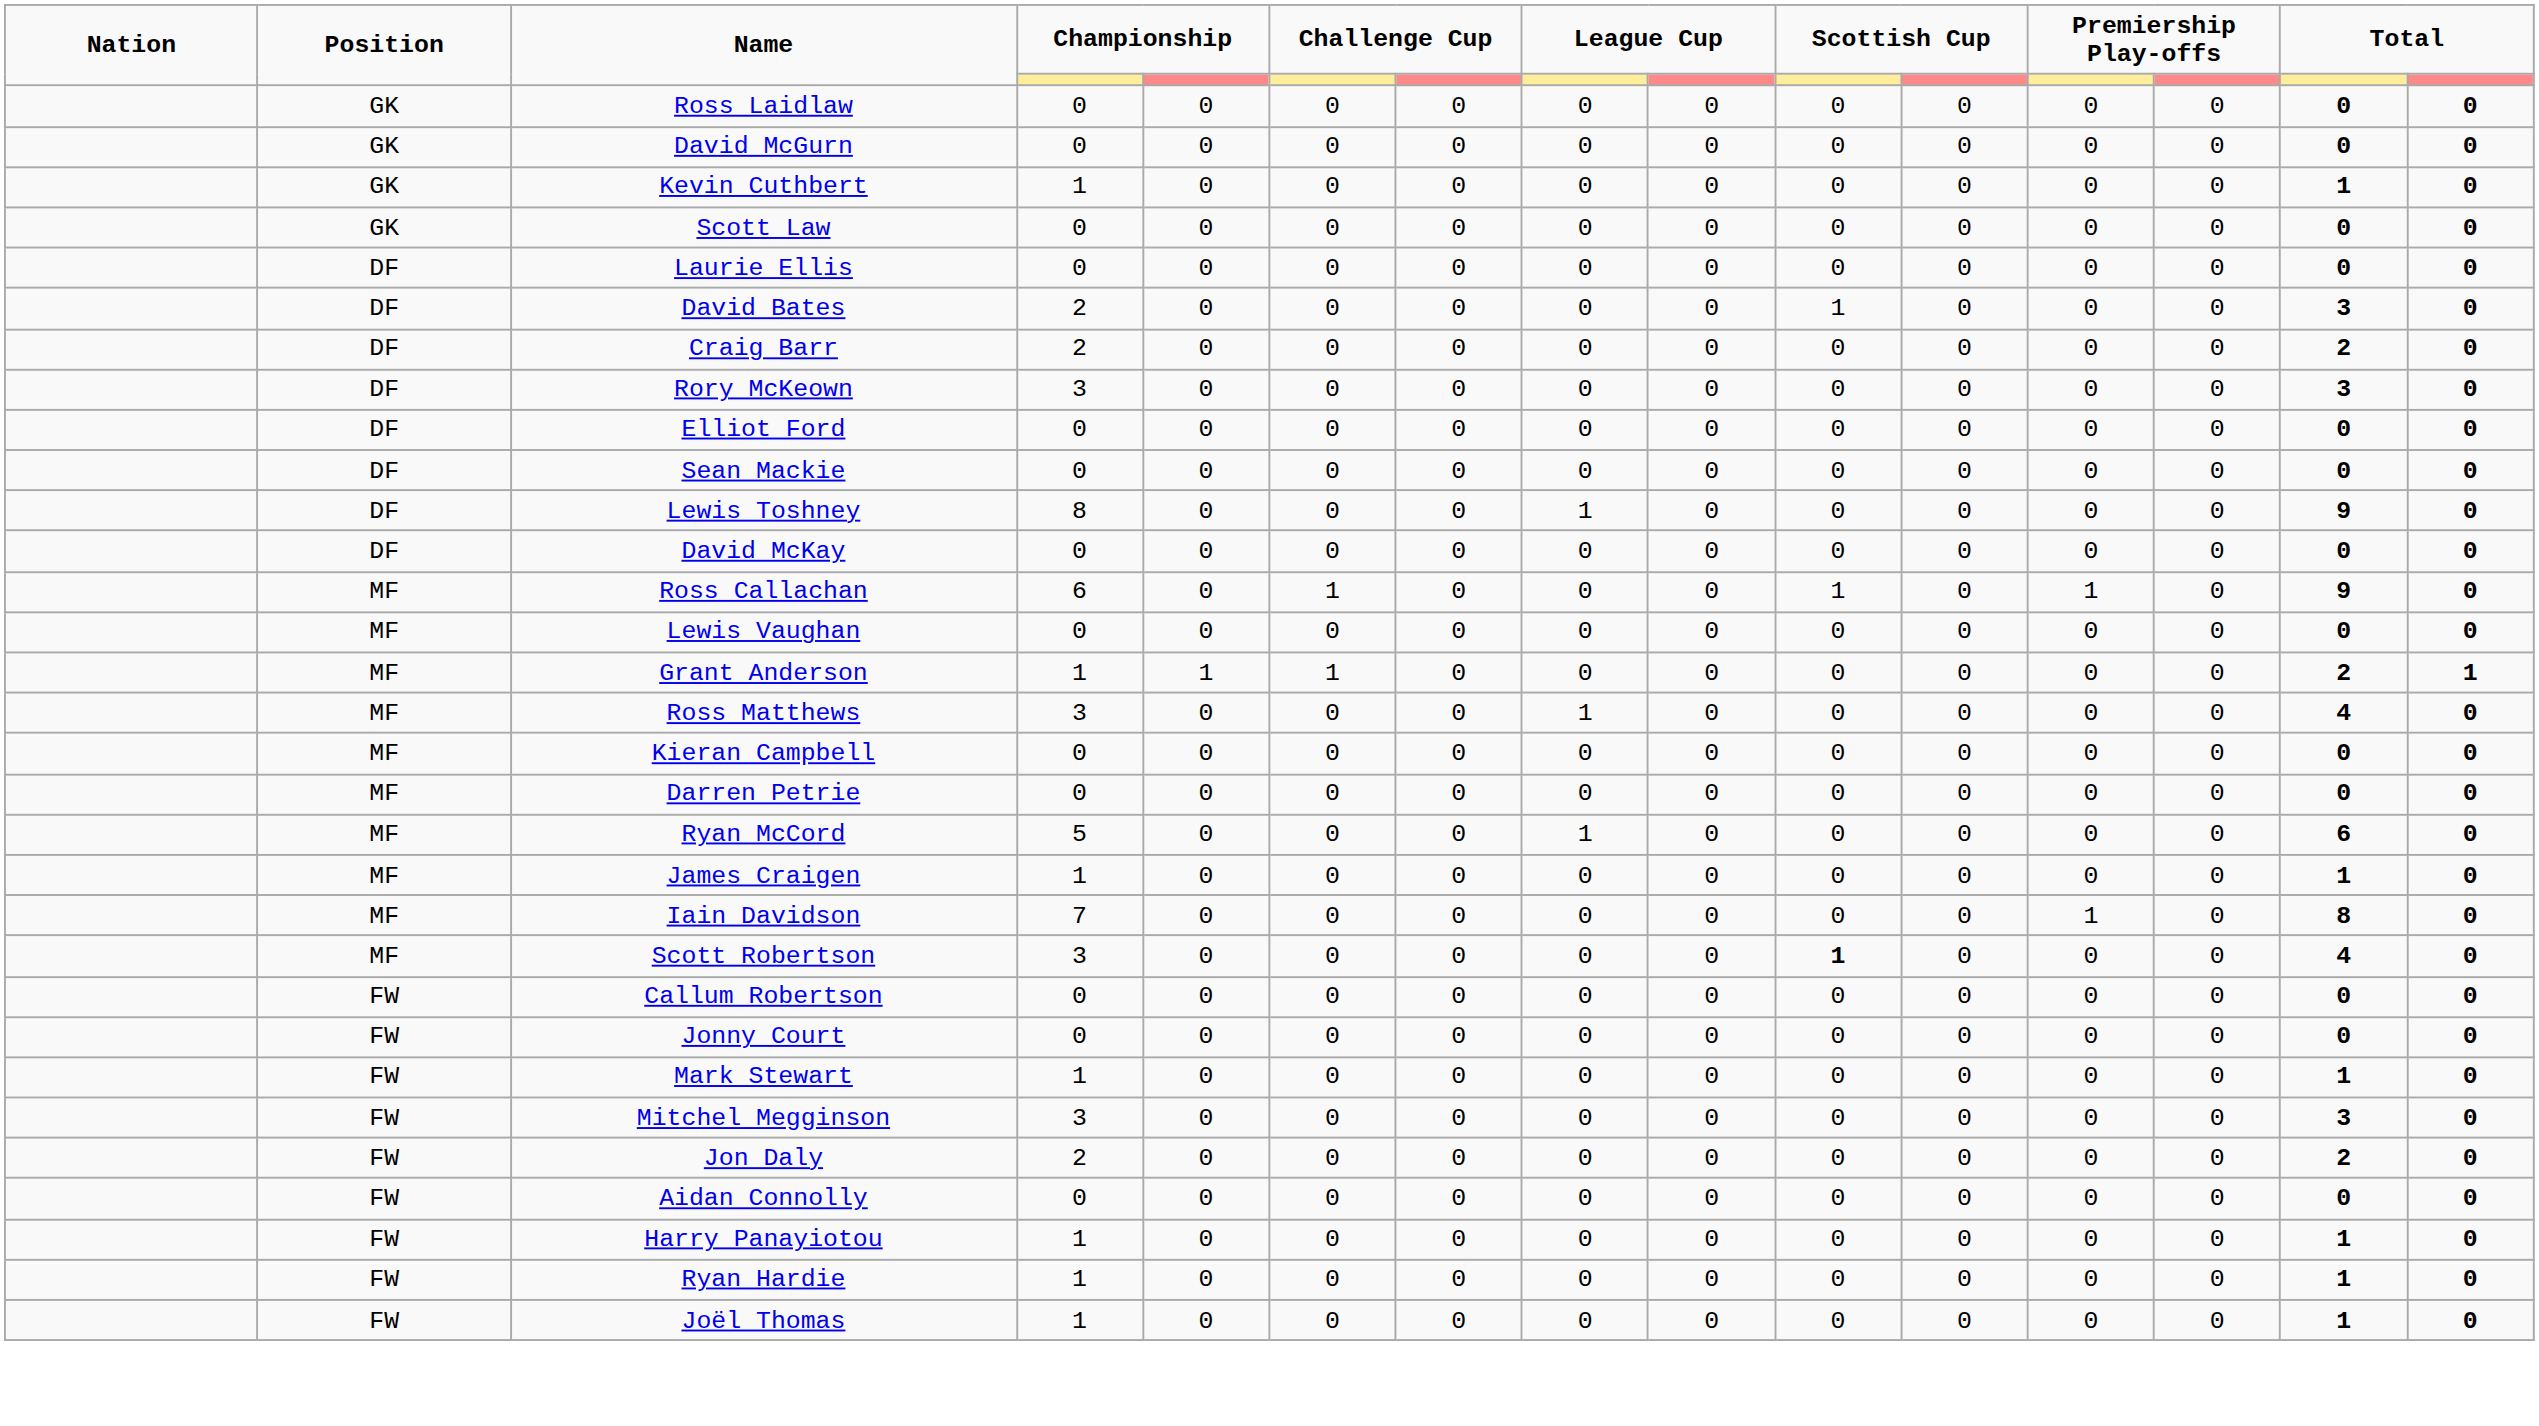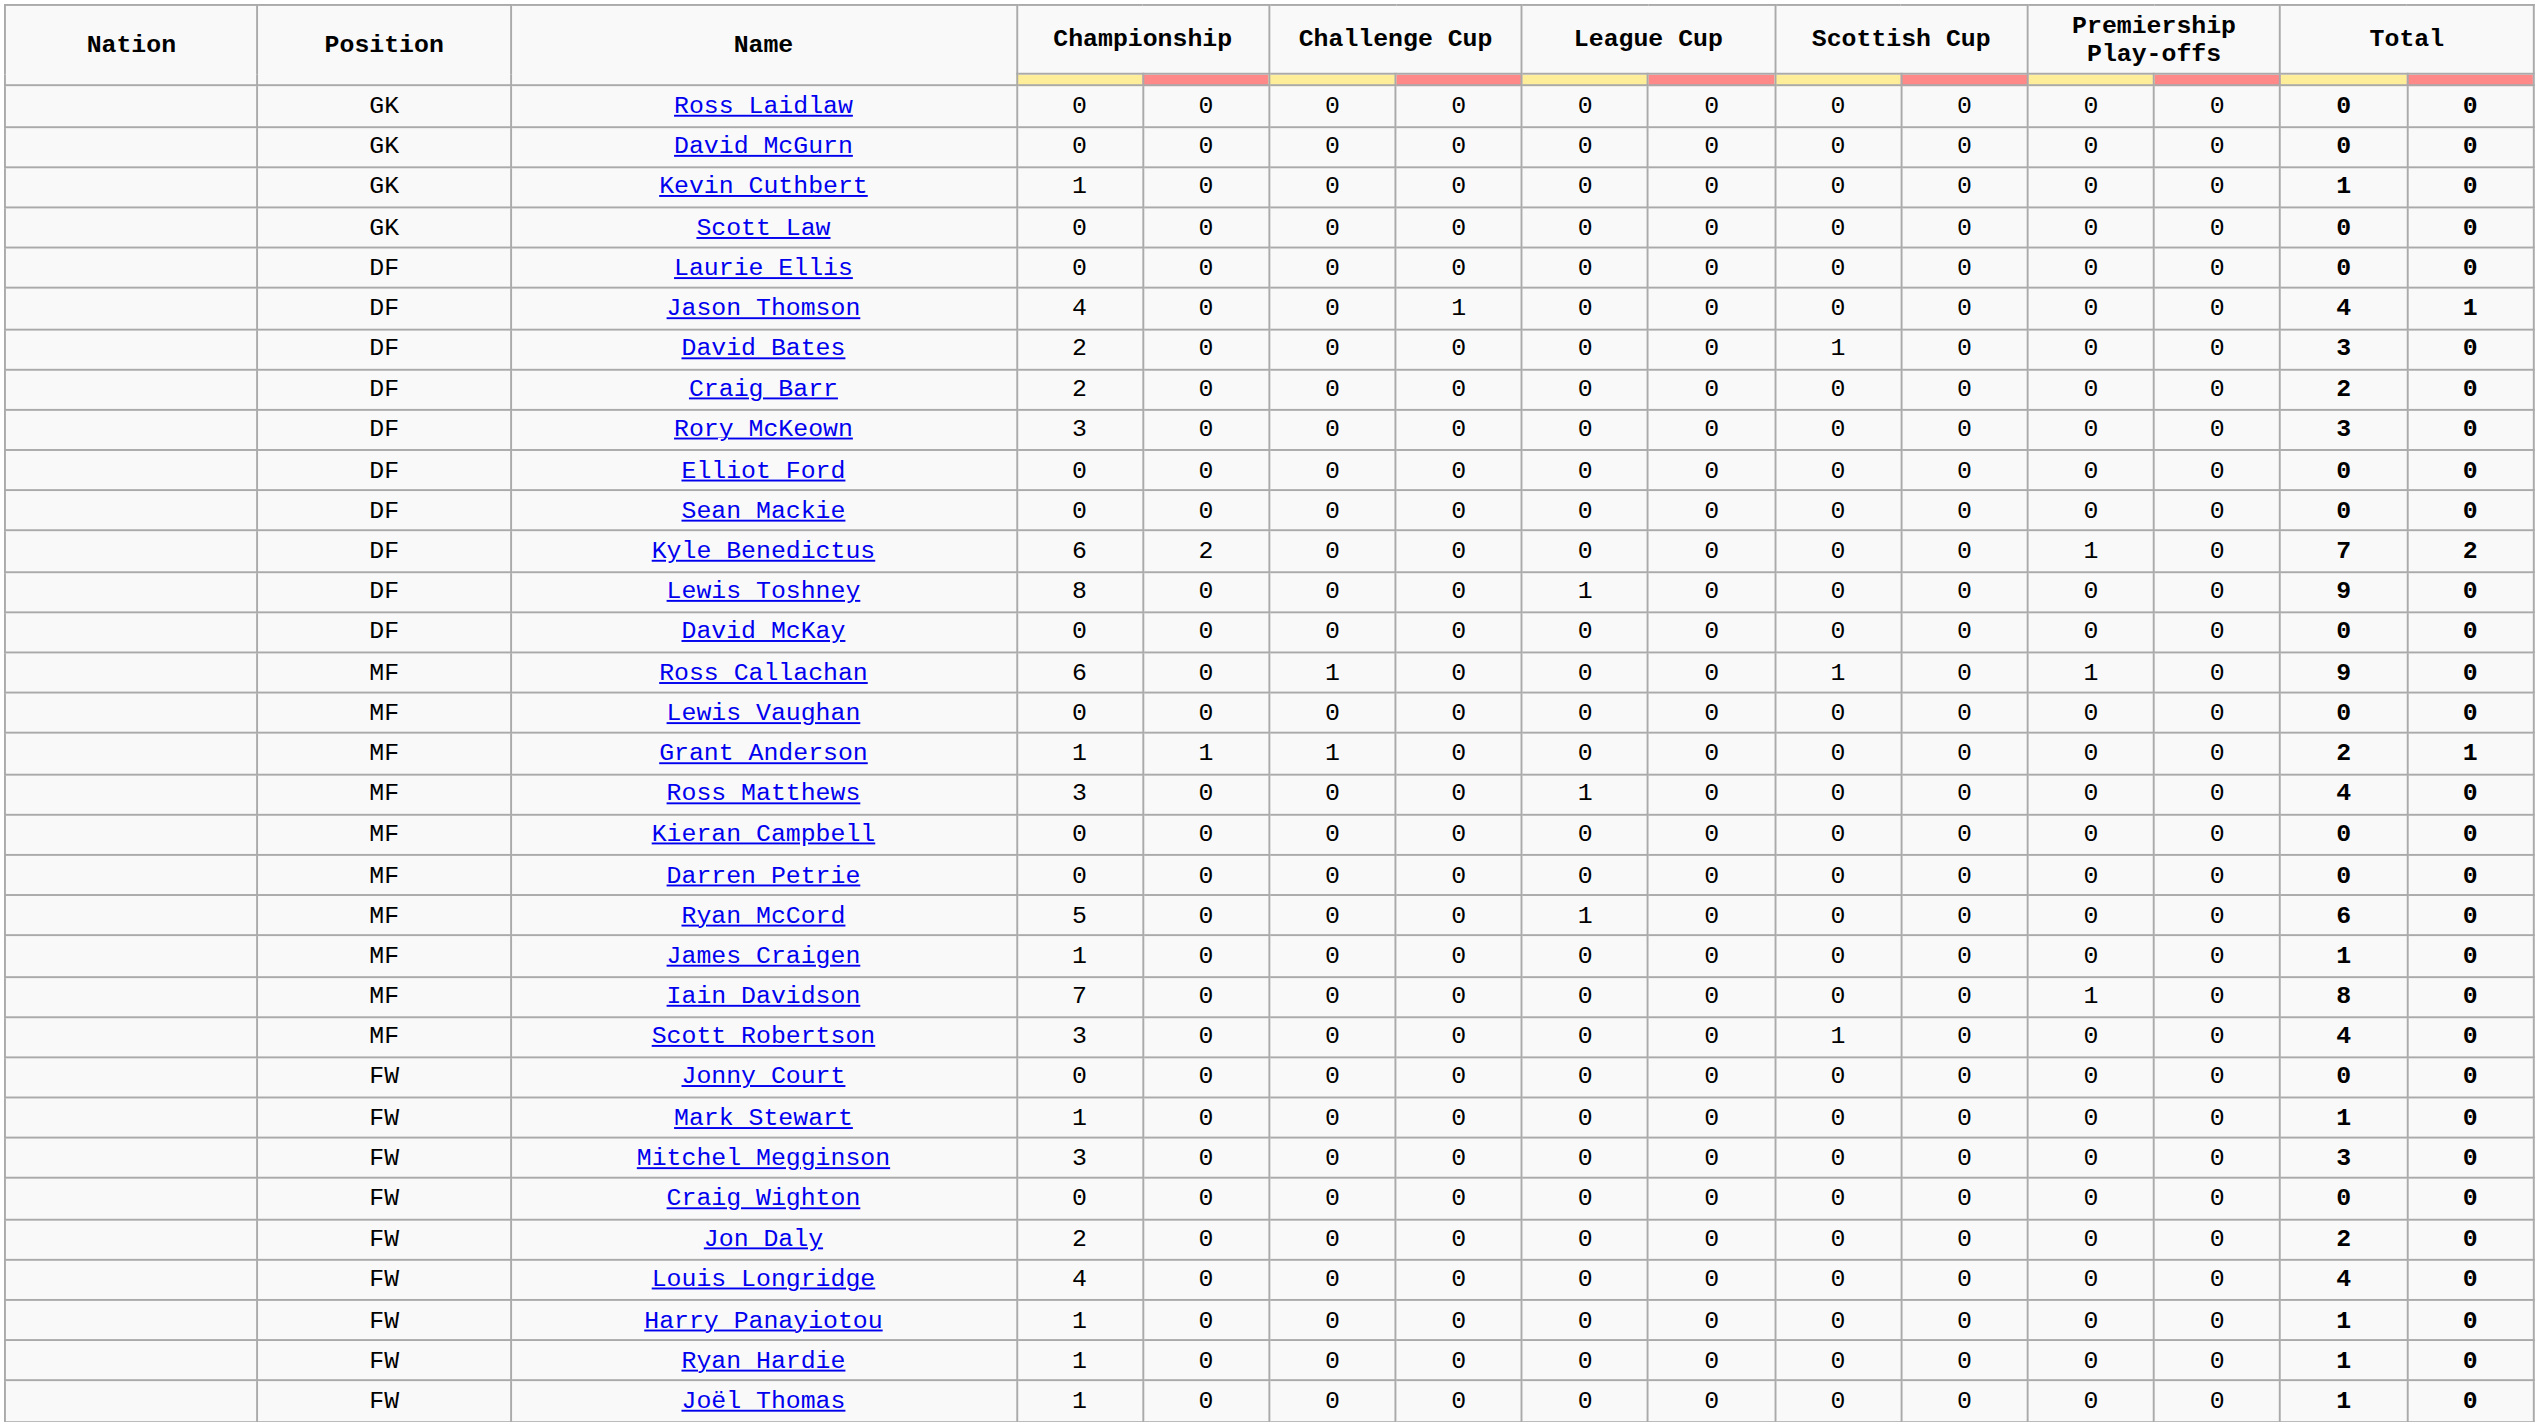+ row: (763, 308)
+ row: (763, 551)
(1838, 956) bold -> (1838, 1037) normal
- row: (763, 996)
+ row: (763, 1199)
+ row: (763, 1280)
- row: (763, 1199)
